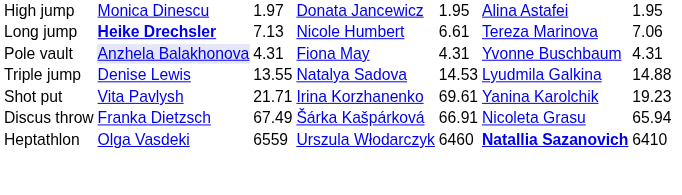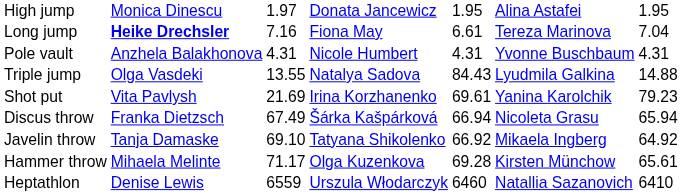(268, 32) 7.13 -> (282, 32) 7.16
(350, 32) Nicole Humbert -> (346, 32) Fiona May
(648, 32) 7.06 -> (654, 32) 7.04
(173, 53) lavender background -> (187, 53) no background
(333, 53) Fiona May -> (363, 53) Nicole Humbert
(144, 75) Denise Lewis -> (157, 75) Olga Vasdeki
(458, 75) 14.53 -> (472, 75) 84.43
(273, 97) 21.71 -> (286, 97) 21.69
(652, 97) 19.23 -> (658, 97) 79.23
(458, 118) 66.91 -> (472, 118) 66.94
+ row: (50, 140)
+ row: (55, 161)
(144, 140) Olga Vasdeki -> (157, 183) Denise Lewis
(555, 140) bold -> (564, 183) normal
